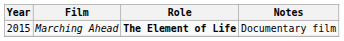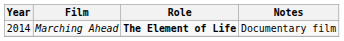(19, 29) 2015 -> (19, 29) 2014
